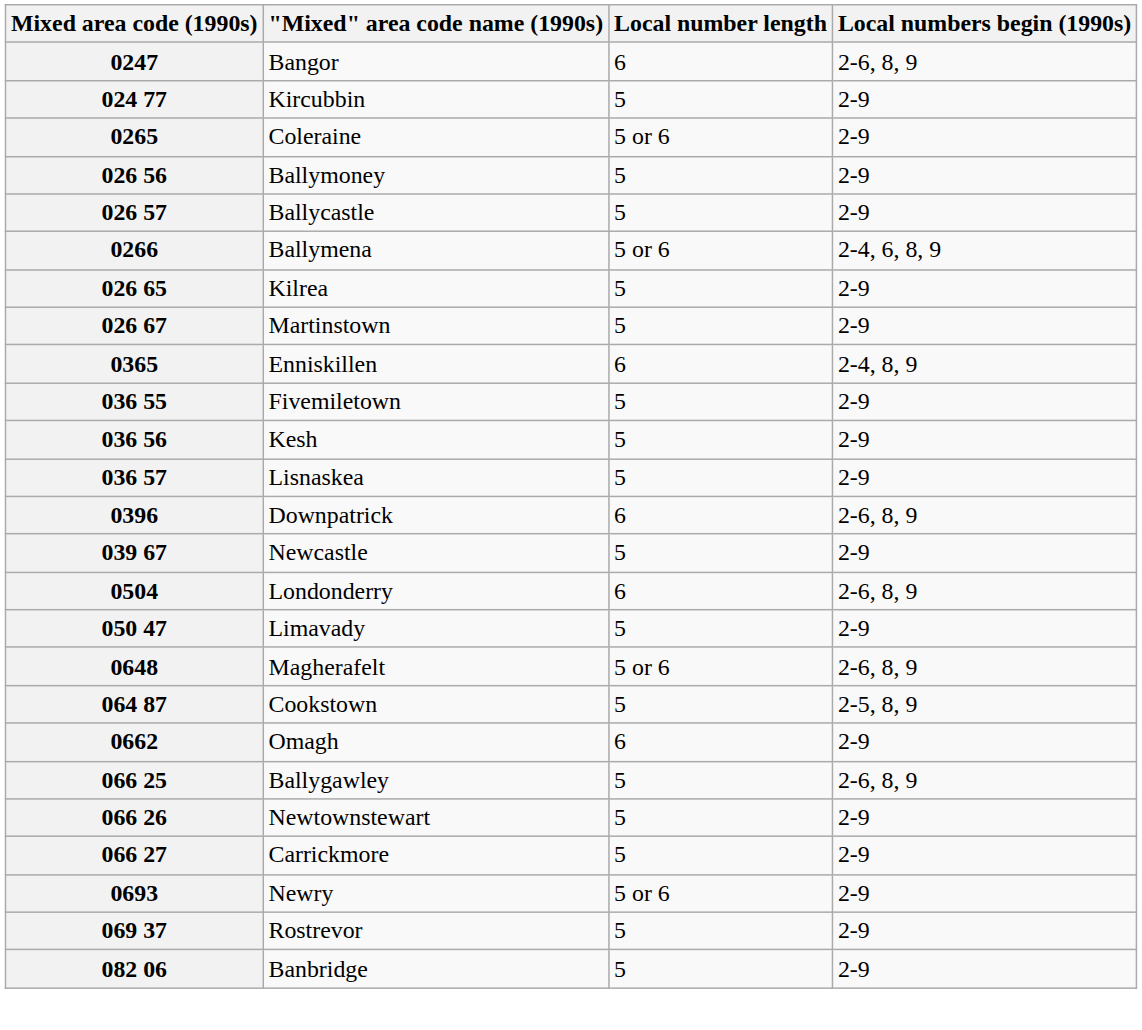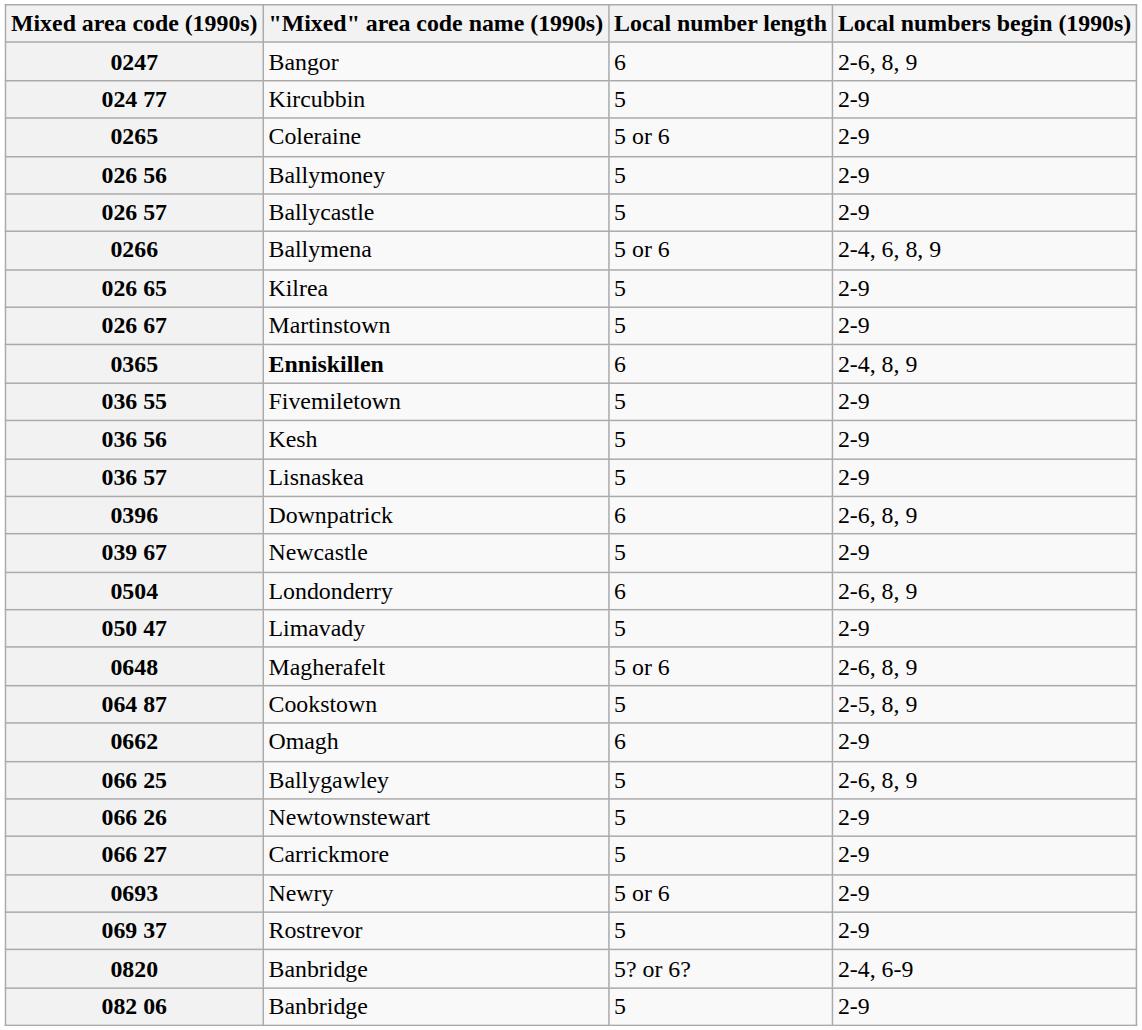(323, 363) normal -> (326, 363) bold
+ row: (134, 968)
